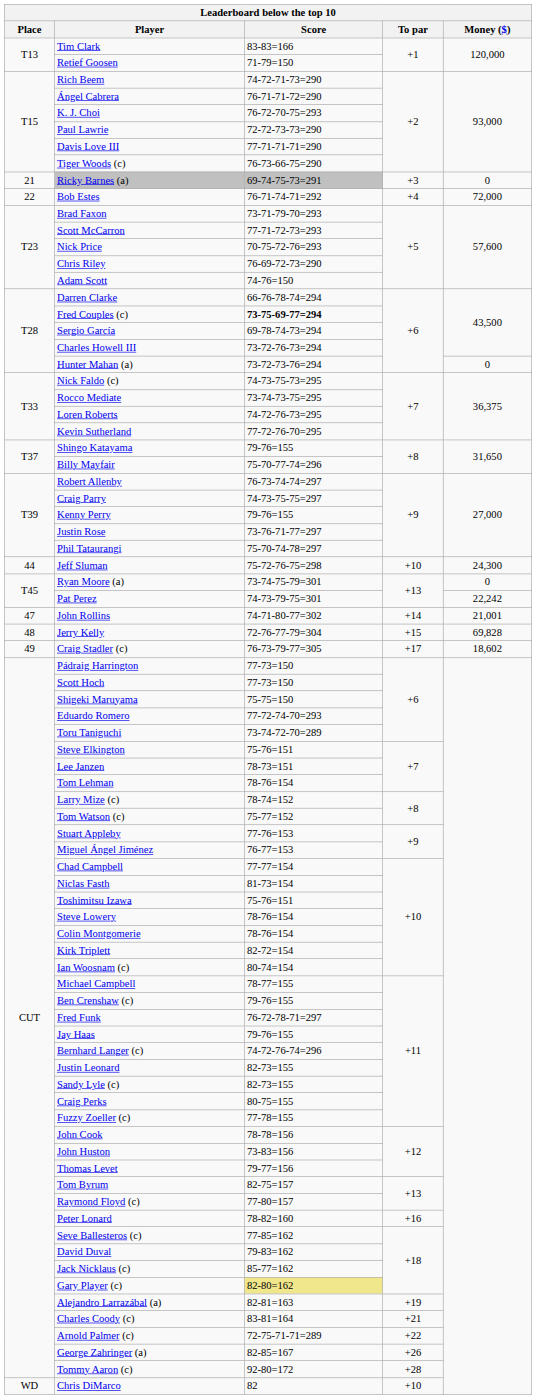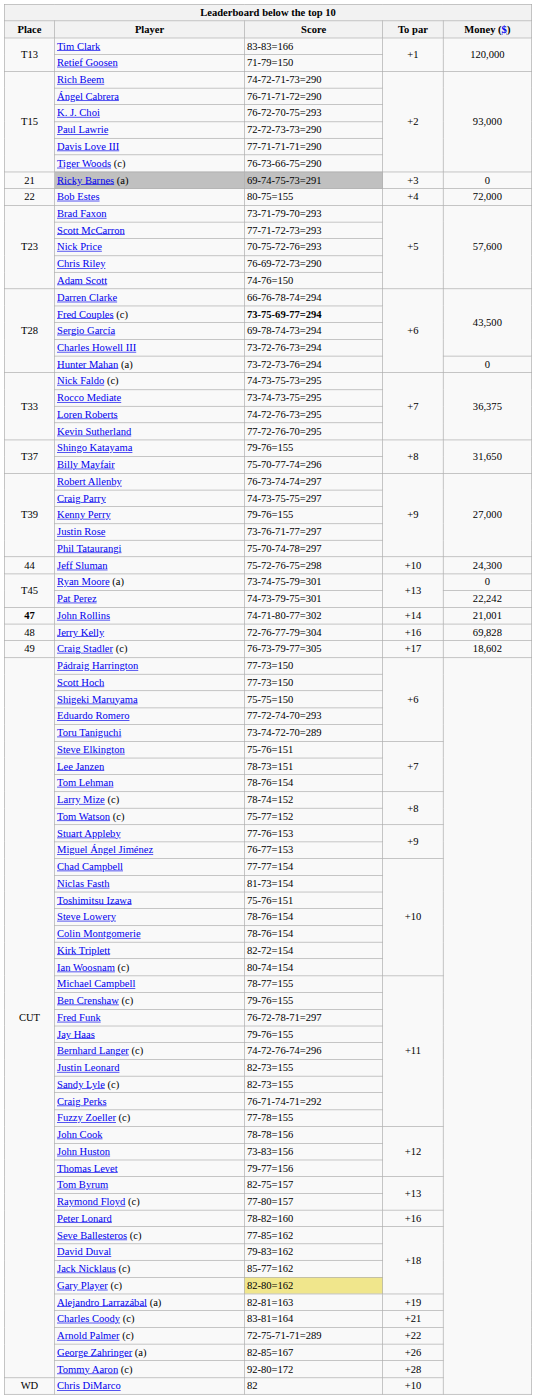(284, 197) 76-71-74-71=292 -> (270, 197) 80-75=155
(29, 615) normal -> (29, 615) bold
(413, 632) +15 -> (413, 632) +16
(270, 1101) 80-75=155 -> (284, 1101) 76-71-74-71=292
